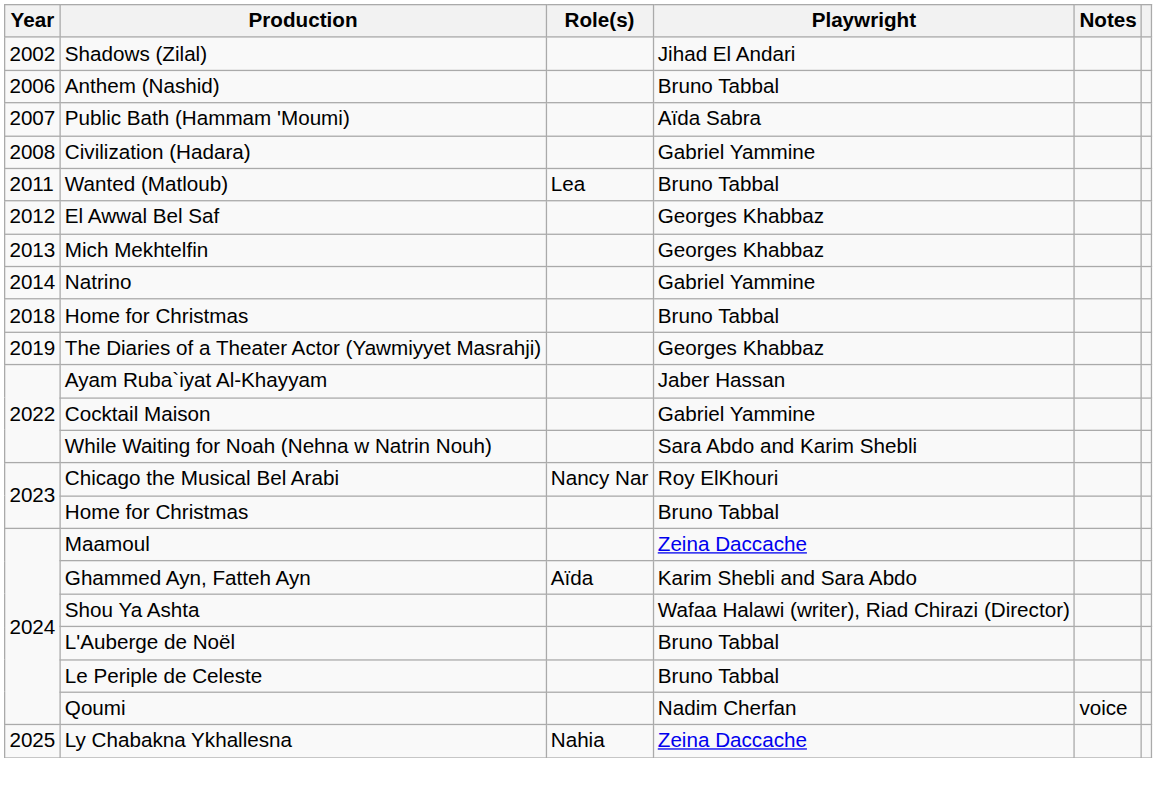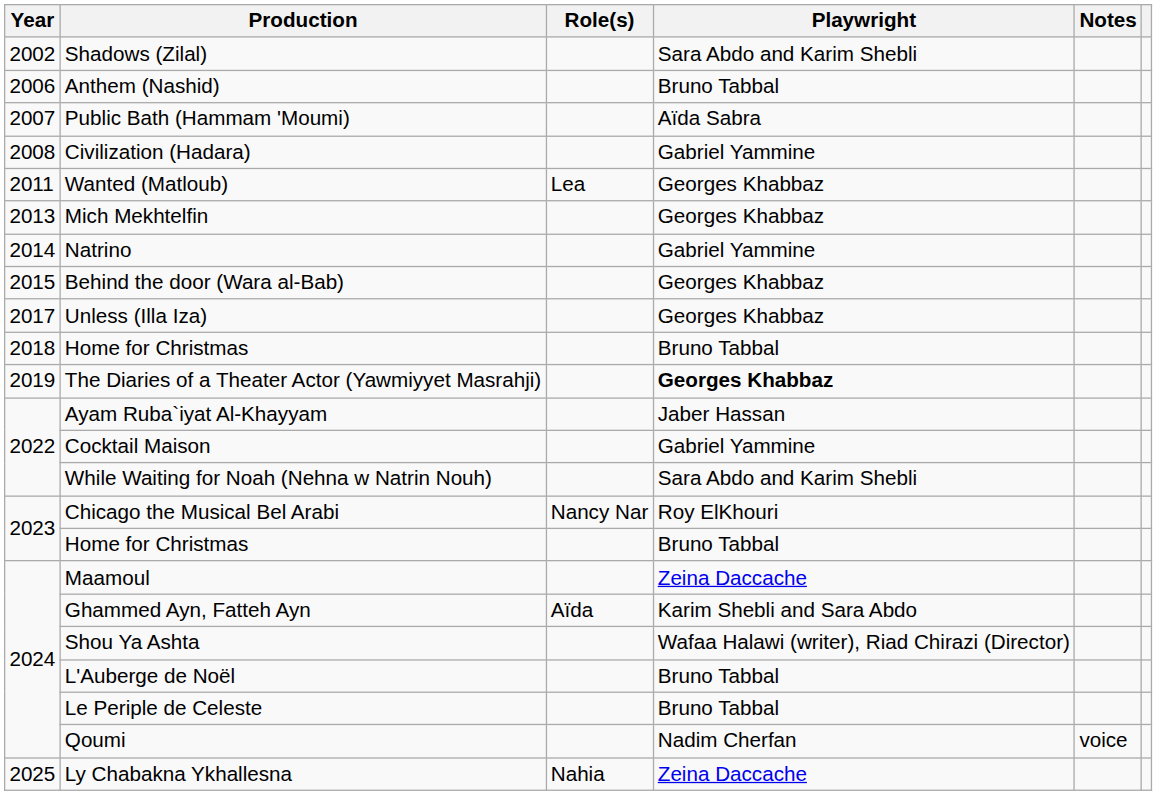(727, 53) Jihad El Andari -> (787, 53) Sara Abdo and Karim Shebli
(718, 184) Bruno Tabbal -> (741, 184) Georges Khabbaz
- row: (32, 217)
+ row: (32, 282)
+ row: (32, 315)
(741, 348) normal -> (746, 380) bold
